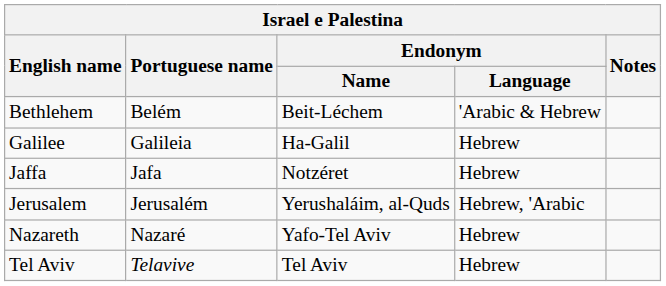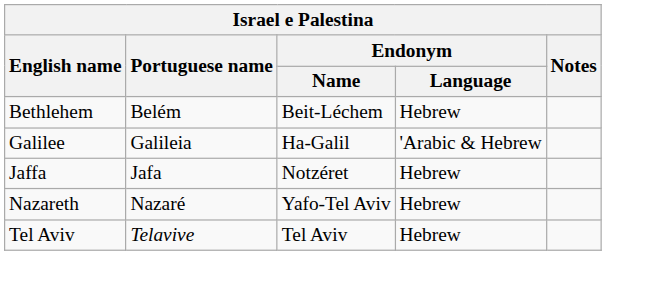(530, 111) 'Arabic & Hebrew -> (430, 111) Hebrew
(489, 142) Hebrew -> (471, 142) 'Arabic & Hebrew
- row: (48, 204)
